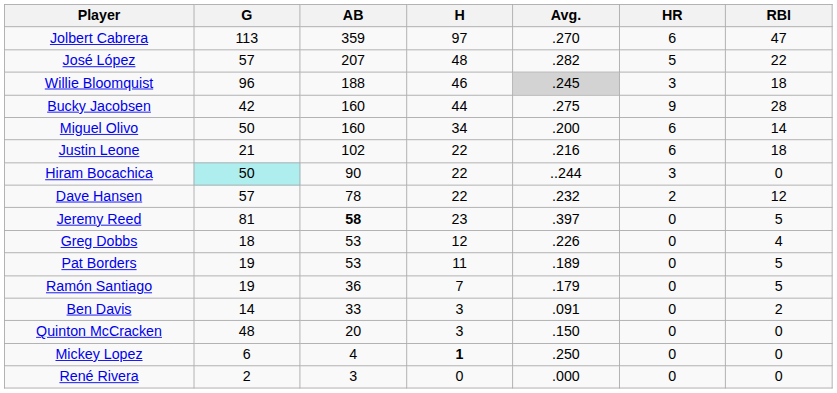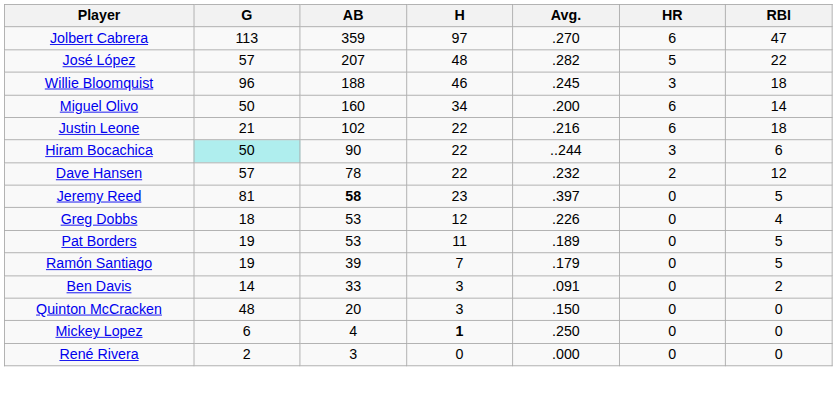(566, 83) lightgrey background -> (566, 83) no background
- row: (99, 106)
(779, 173) 0 -> (779, 151) 6
(353, 286) 36 -> (353, 264) 39
